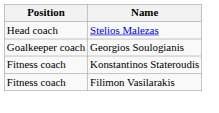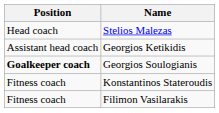+ row: (144, 47)
(46, 47) normal -> (48, 64) bold
